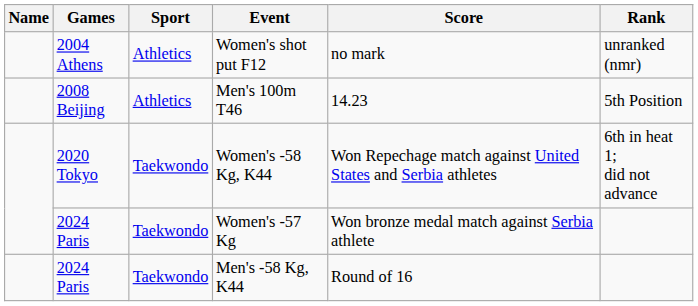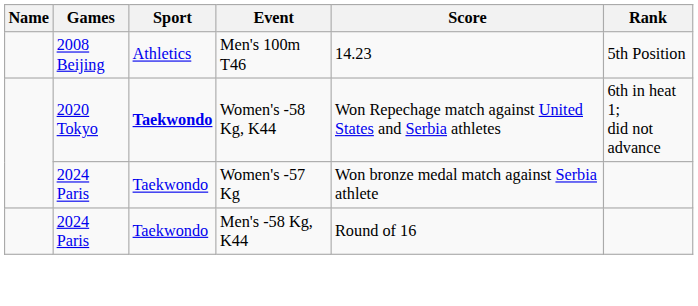- row: (261, 54)
(170, 166) normal -> (172, 120) bold
